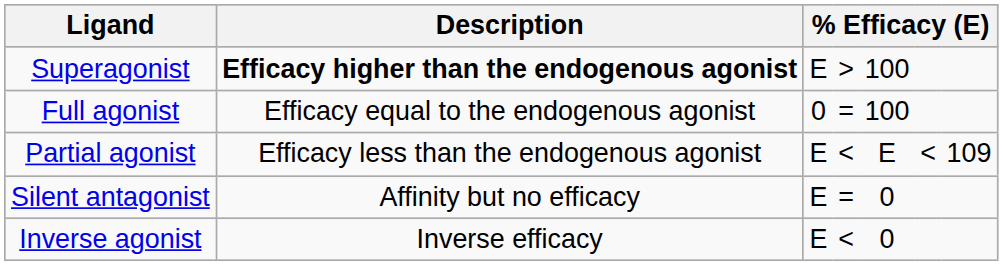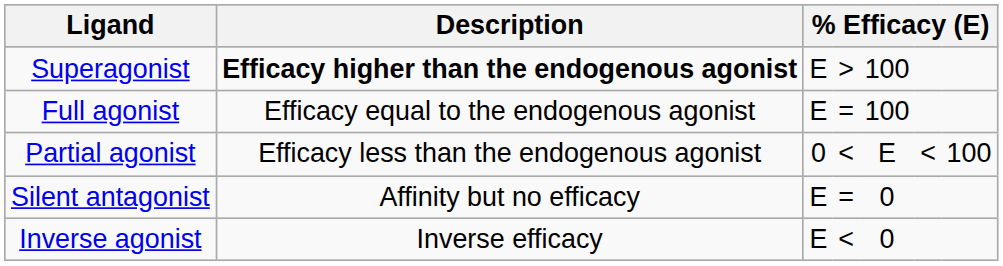(819, 111) 0 -> (819, 111) E
(819, 153) E -> (819, 153) 0
(969, 153) 109 -> (969, 153) 100
